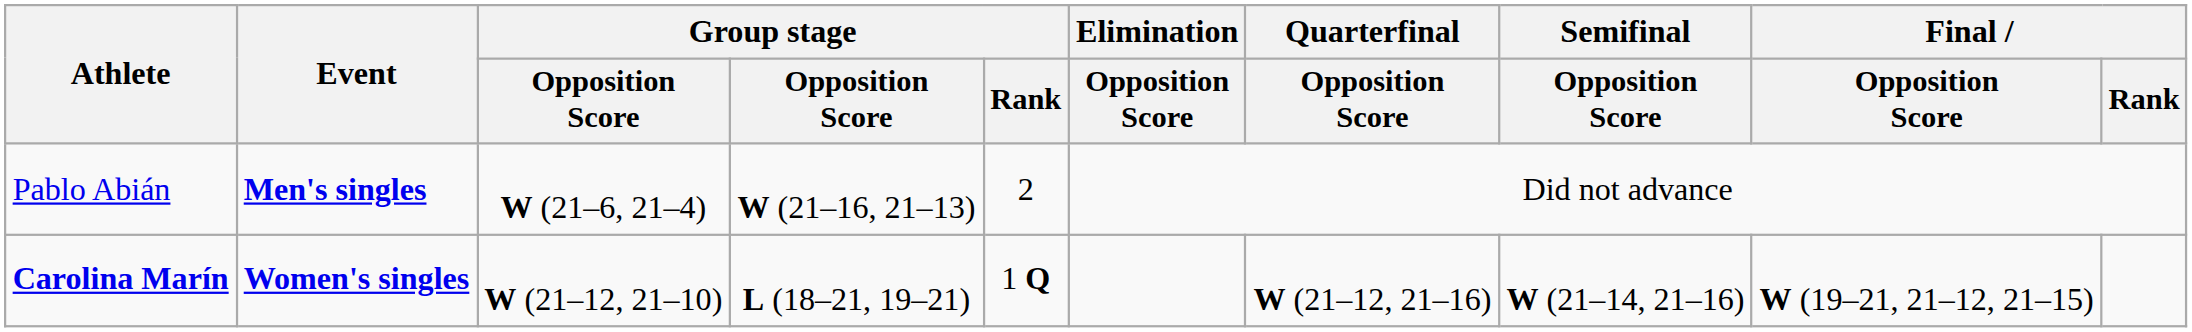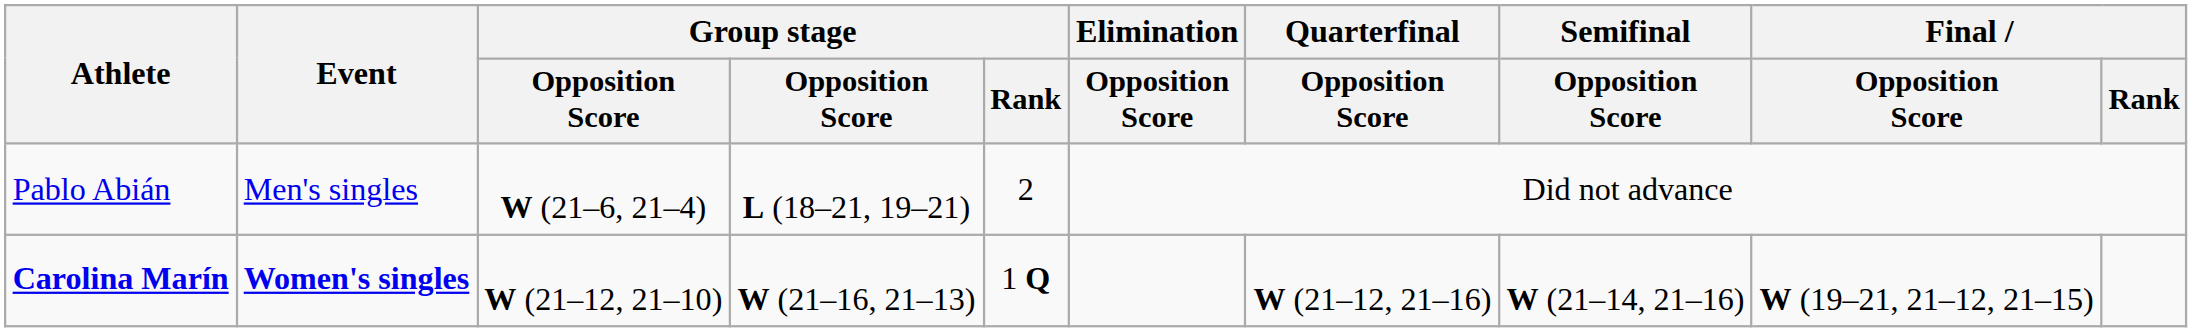(335, 189) bold -> (331, 189) normal
(856, 208) W (21–16, 21–13) -> (856, 208) L (18–21, 19–21)
(856, 298) L (18–21, 19–21) -> (856, 298) W (21–16, 21–13)
